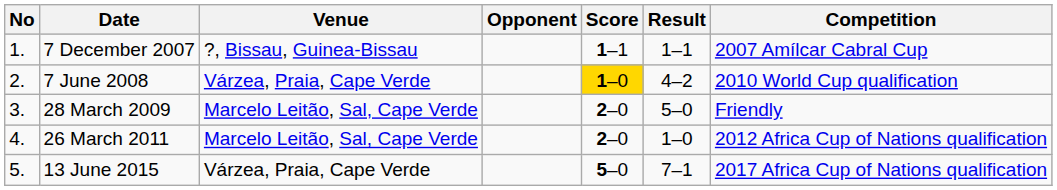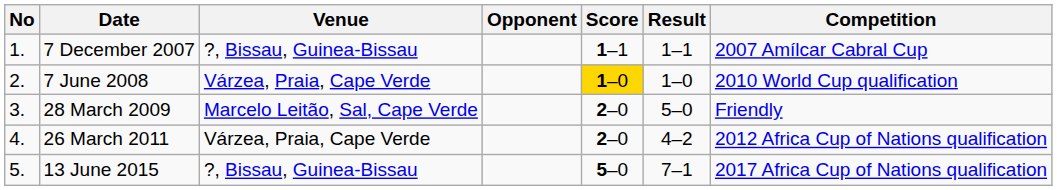(677, 79) 4–2 -> (677, 79) 1–0
(341, 139) Marcelo Leitão, Sal, Cape Verde -> (317, 139) Várzea, Praia, Cape Verde
(677, 139) 1–0 -> (677, 139) 4–2
(317, 169) Várzea, Praia, Cape Verde -> (311, 169) ?, Bissau, Guinea-Bissau
